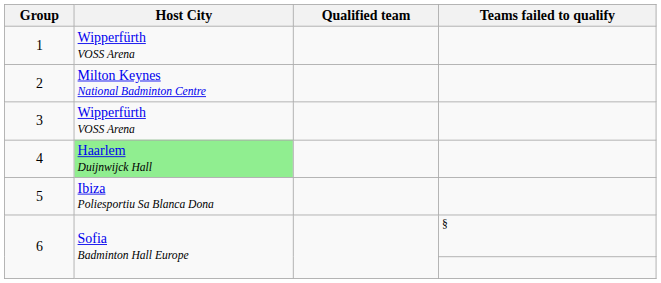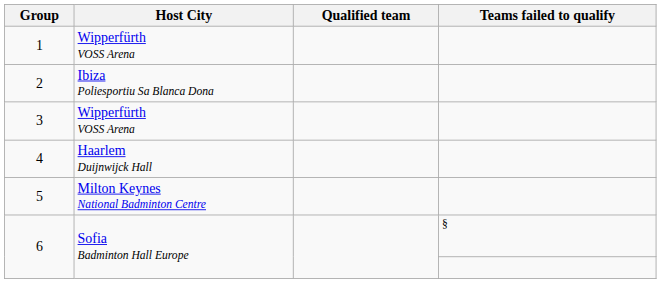(142, 83) Milton Keynes National Badminton Centre -> (146, 83) Ibiza Poliesportiu Sa Blanca Dona
(115, 158) lightgreen background -> (115, 158) no background
(146, 196) Ibiza Poliesportiu Sa Blanca Dona -> (142, 196) Milton Keynes National Badminton Centre
